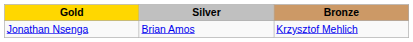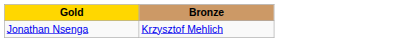- column: (207, 12)
